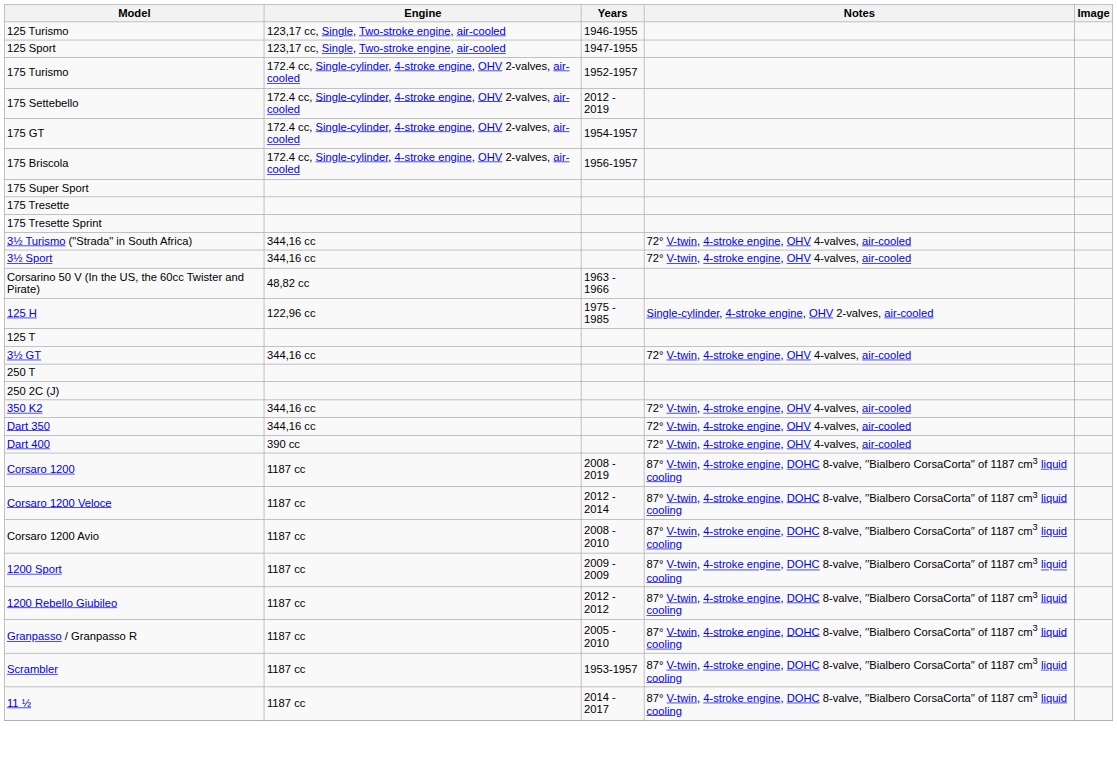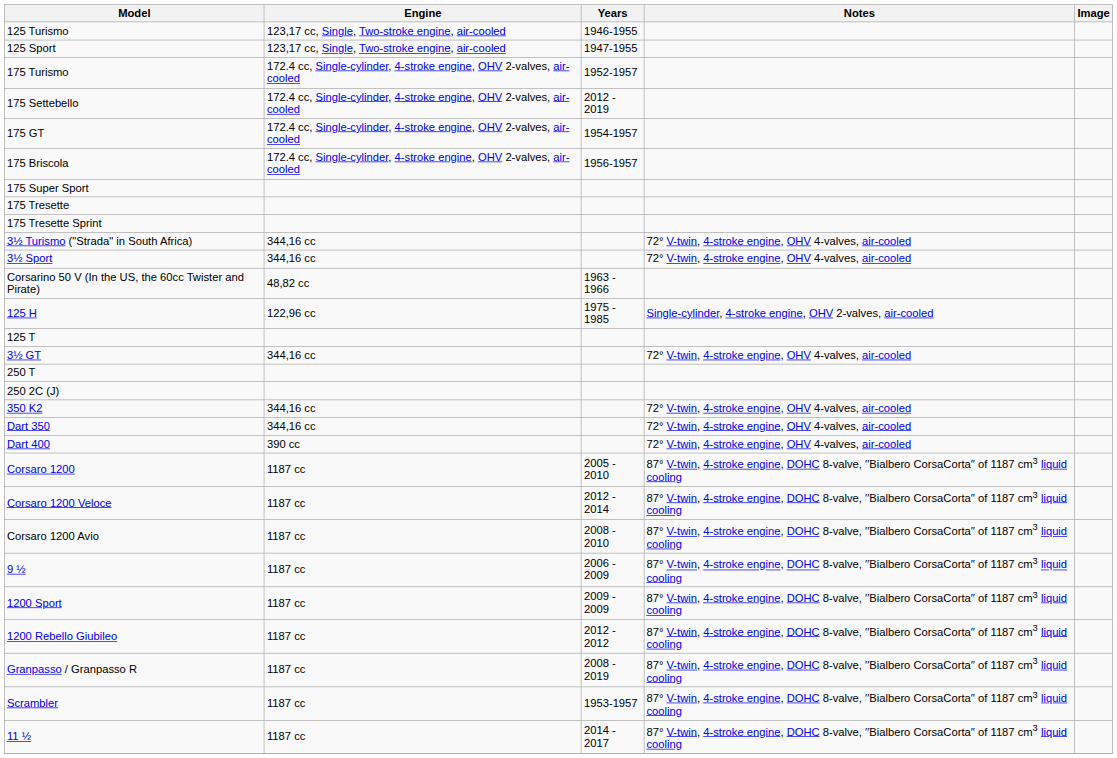(600, 469) 2008 - 2019 -> (600, 469) 2005 - 2010
+ row: (16, 569)
(600, 636) 2005 - 2010 -> (600, 670) 2008 - 2019
